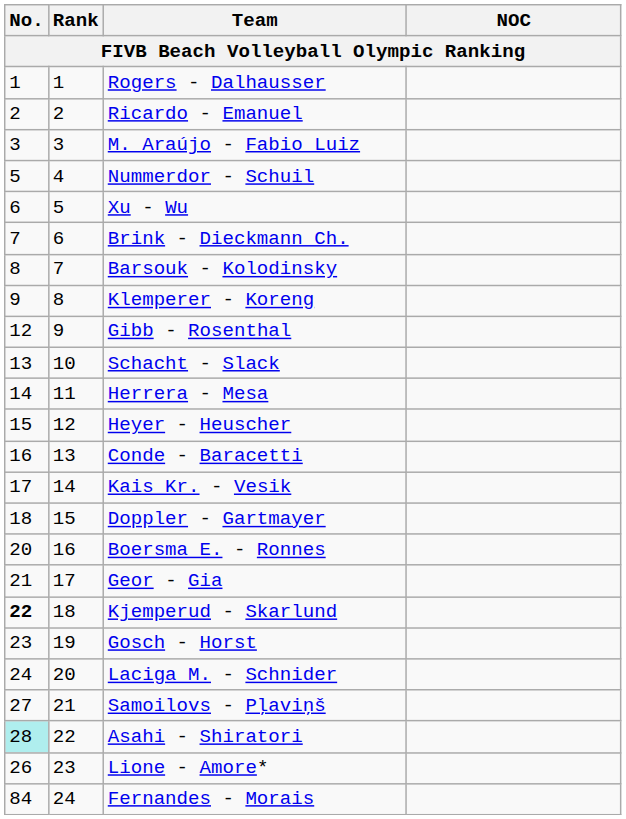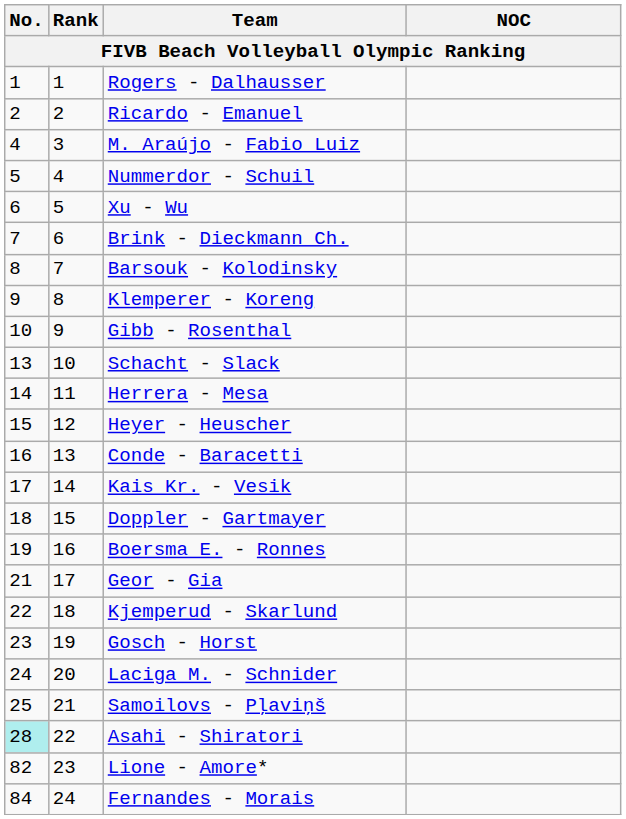(15, 145) 3 -> (15, 145) 4
(21, 332) 12 -> (21, 332) 10
(21, 550) 20 -> (21, 550) 19
(21, 612) bold -> (21, 612) normal
(21, 706) 27 -> (21, 706) 25
(21, 768) 26 -> (21, 768) 82
